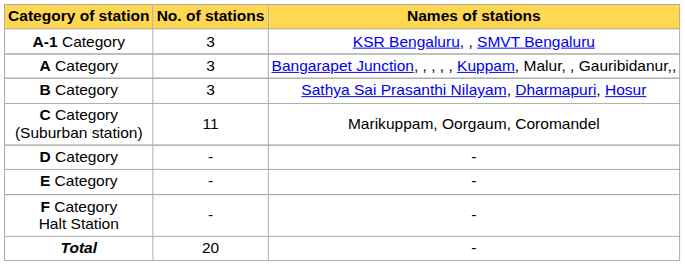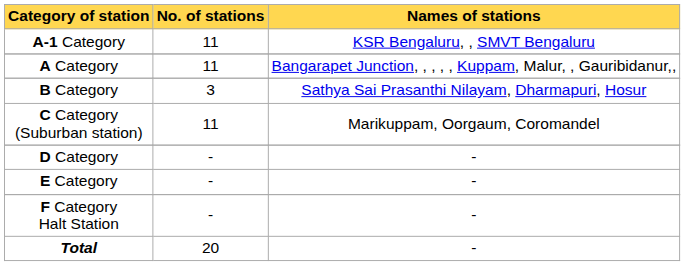(211, 41) 3 -> (211, 41) 11
(211, 66) 3 -> (211, 66) 11
